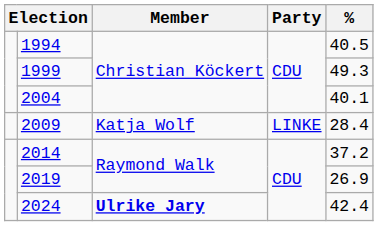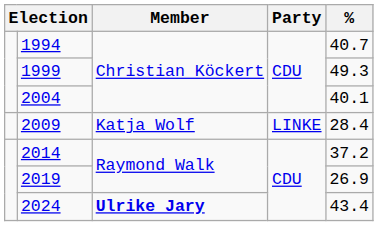(349, 45) 40.5 -> (349, 45) 40.7
(349, 206) 42.4 -> (349, 206) 43.4
